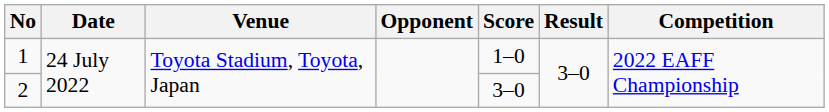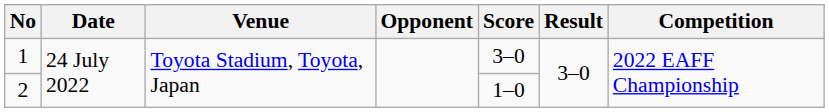(509, 55) 1–0 -> (509, 55) 3–0
(509, 90) 3–0 -> (509, 90) 1–0
